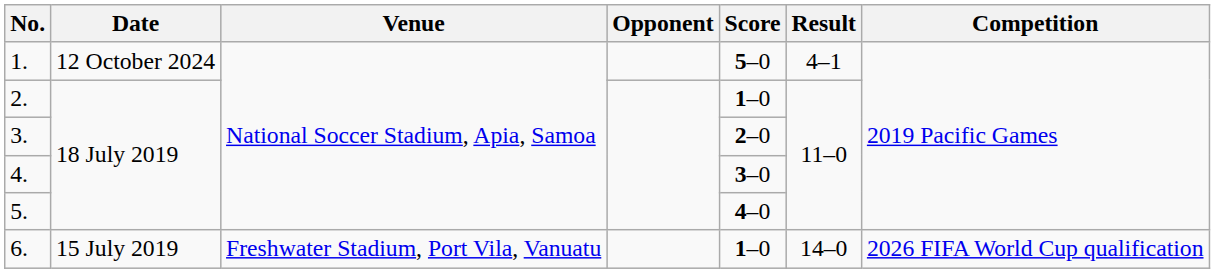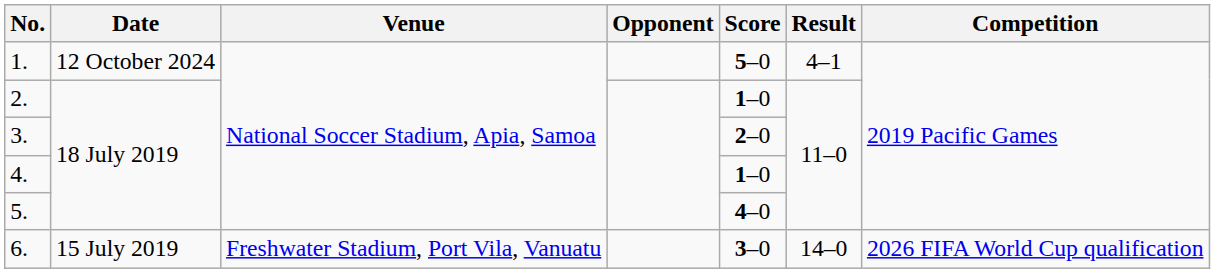(753, 173) 3–0 -> (753, 173) 1–0
(753, 248) 1–0 -> (753, 248) 3–0
